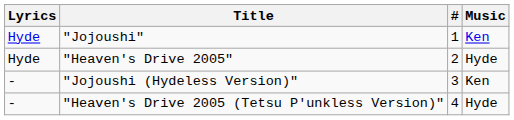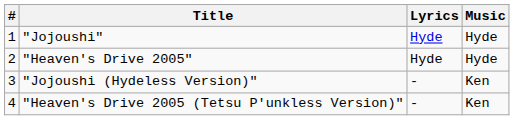columns swapped: (455, 16) <-> (32, 16)
(477, 38) Ken -> (481, 38) Hyde
(481, 104) Hyde -> (477, 104) Ken
